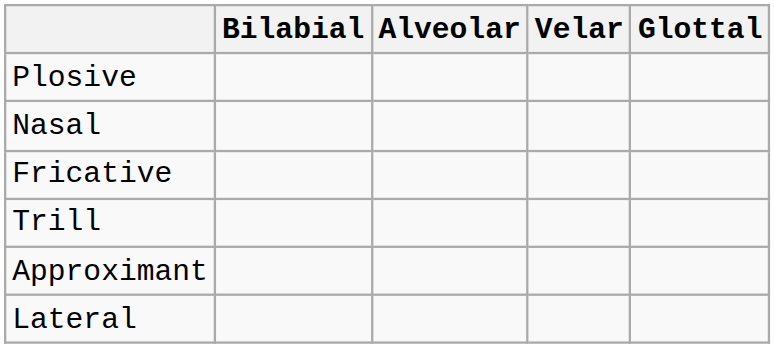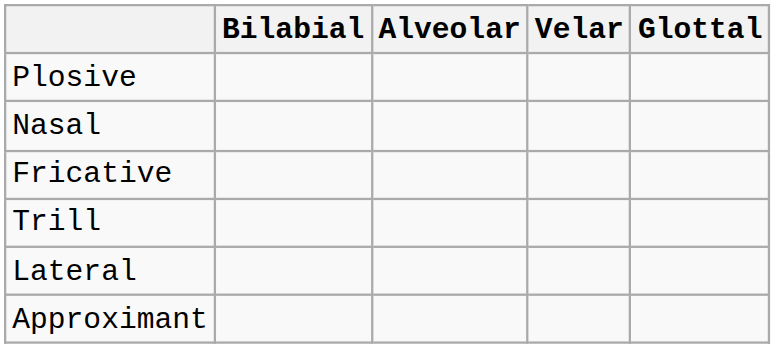rows swapped: (110, 271) <-> (74, 319)
